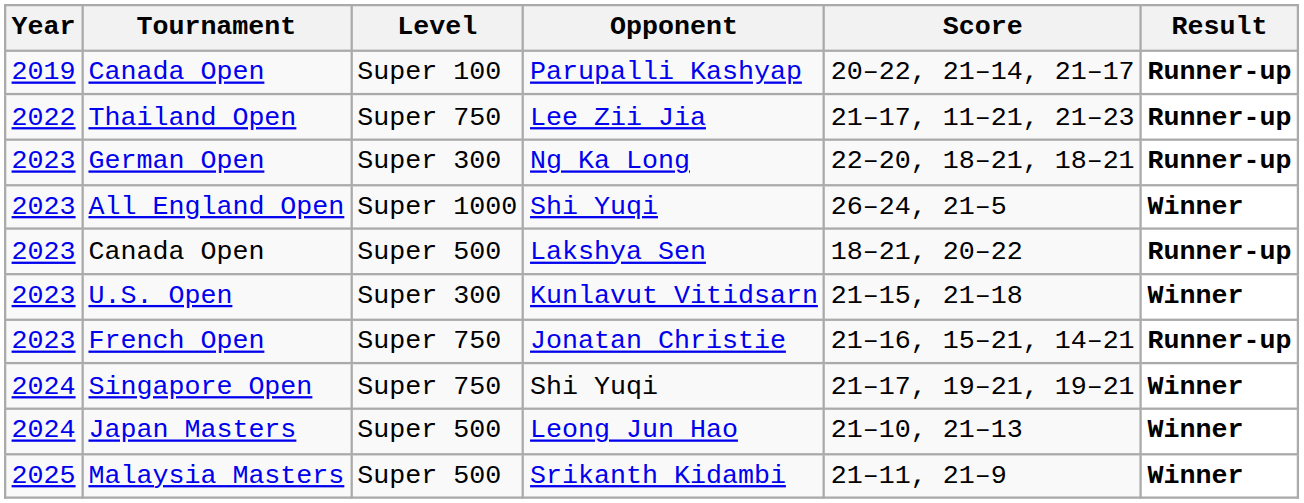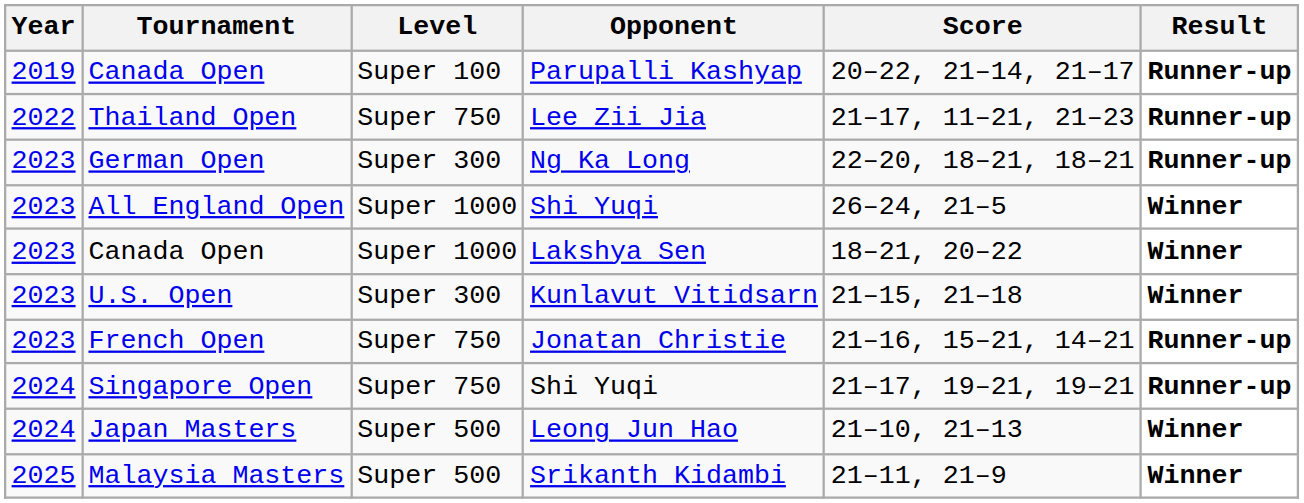(429, 251) Super 500 -> (437, 251) Super 1000
(1219, 251) Runner-up -> (1196, 251) Winner
(1196, 386) Winner -> (1219, 386) Runner-up
